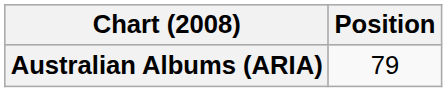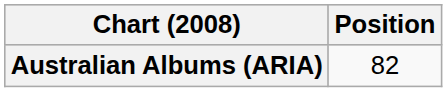(385, 65) 79 -> (385, 65) 82
